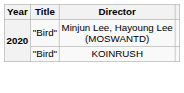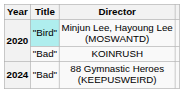(45, 33) no background -> (45, 33) paleturquoise background
(45, 54) "Bird" -> (45, 54) "Bad"
+ row: (117, 75)
